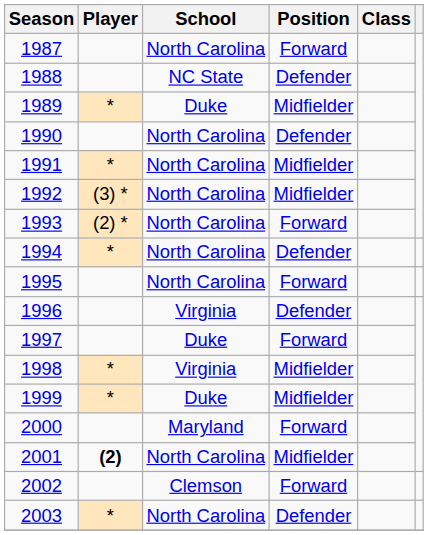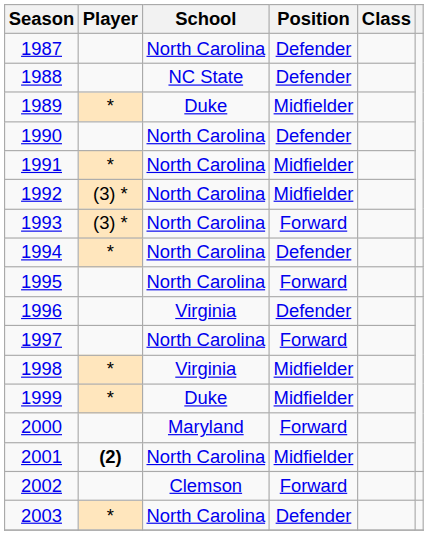(313, 48) Forward -> (313, 48) Defender
(110, 223) (2) * -> (110, 223) (3) *
(206, 340) Duke -> (206, 340) North Carolina
